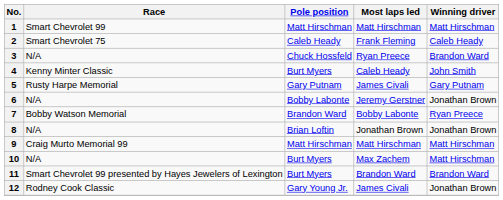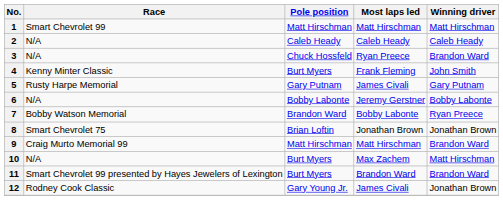(66, 41) Smart Chevrolet 75 -> (33, 41) N/A
(386, 41) Frank Fleming -> (383, 41) Caleb Heady
(383, 71) Caleb Heady -> (386, 71) Frank Fleming
(463, 100) Jonathan Brown -> (461, 100) Bobby Labonte
(33, 129) N/A -> (66, 129) Smart Chevrolet 75
(462, 144) Matt Hirschman -> (459, 144) Brandon Ward
